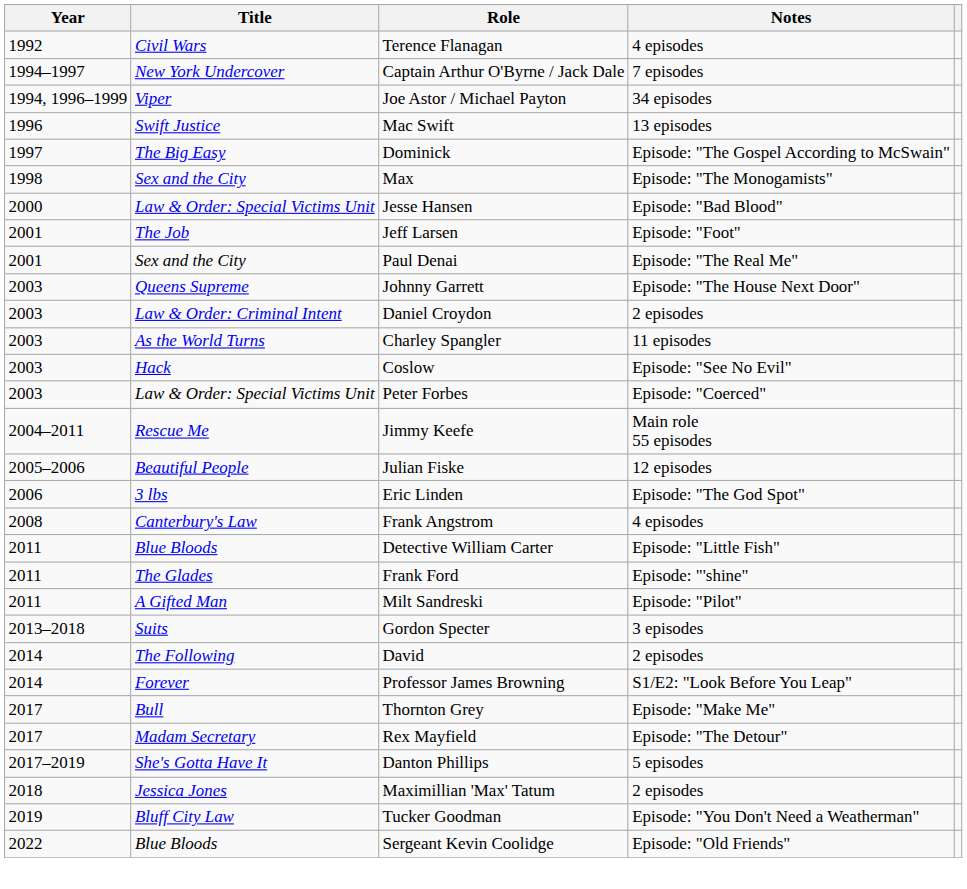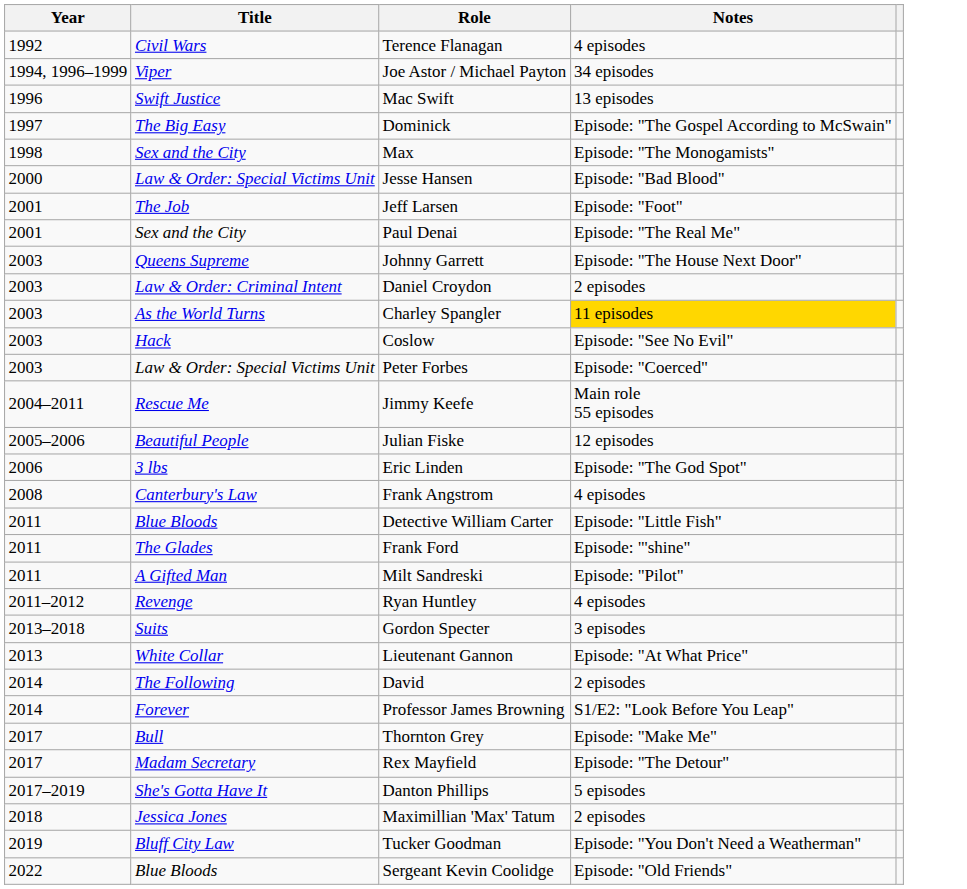- row: (503, 71)
(672, 340) no background -> (614, 313) gold background
+ row: (430, 601)
+ row: (448, 655)
